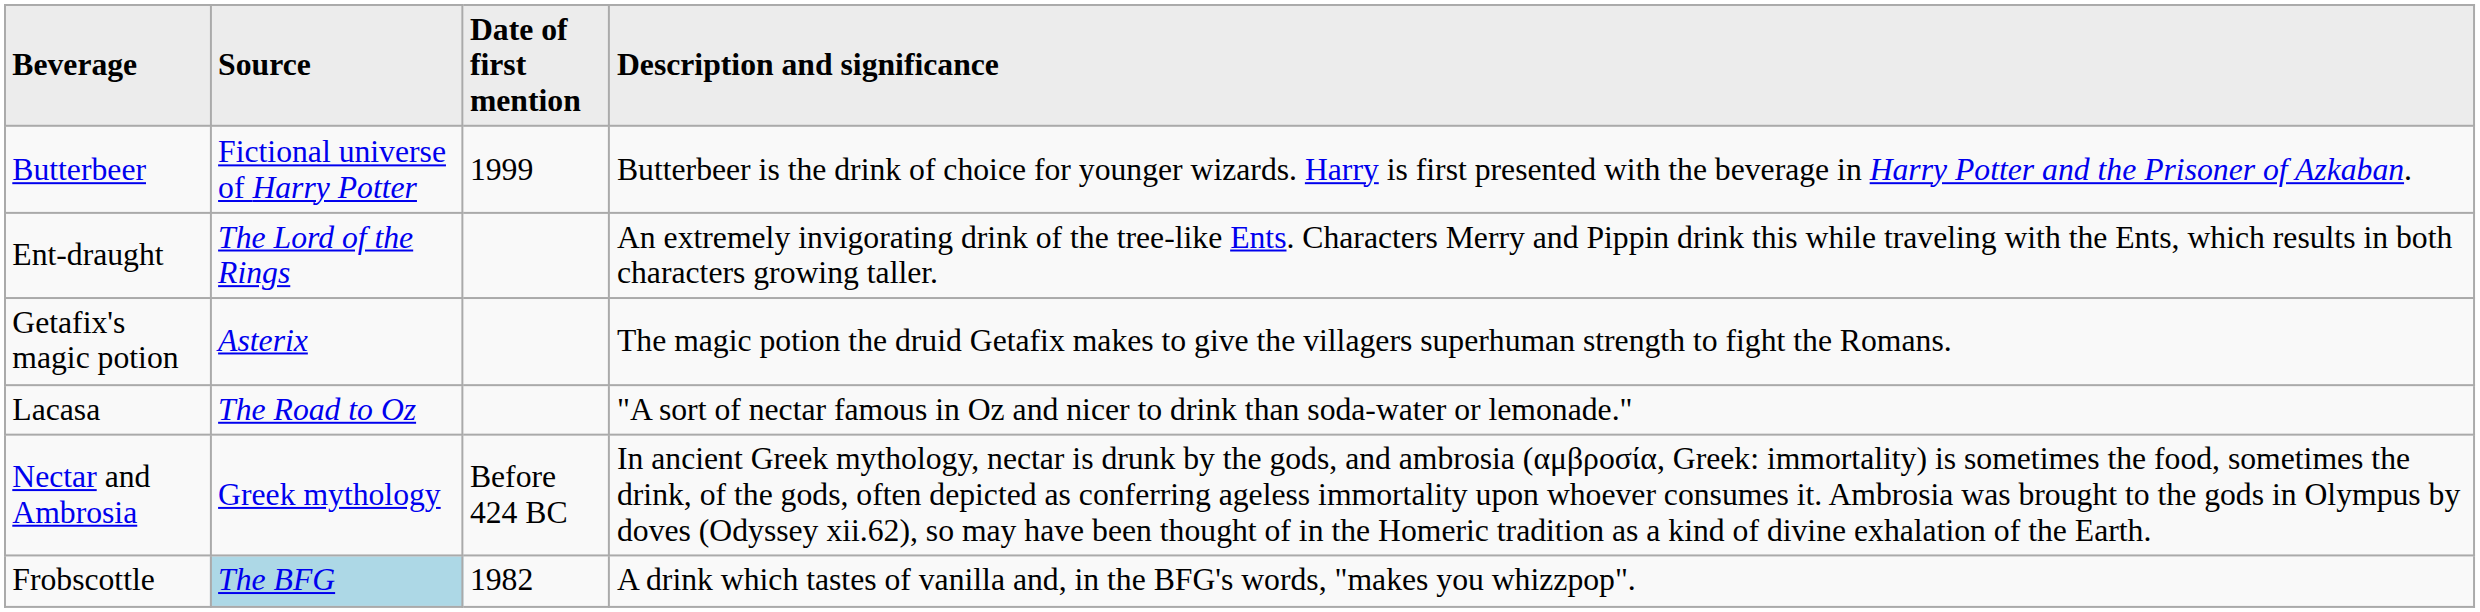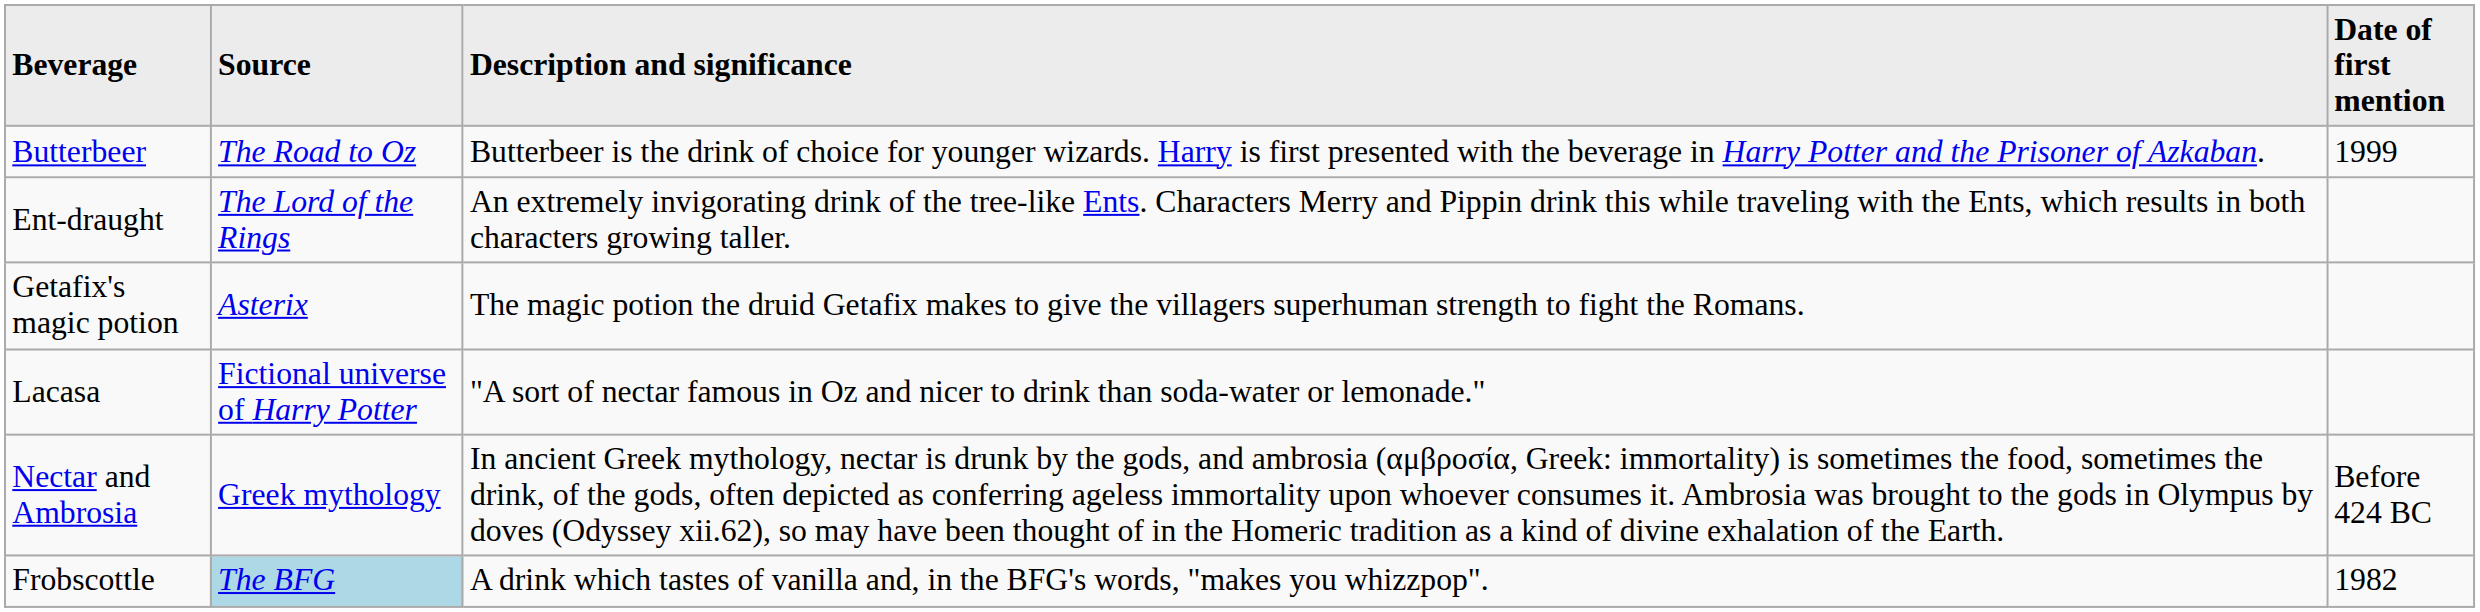columns swapped: (525, 65) <-> (808, 65)
(332, 168) Fictional universe of Harry Potter -> (317, 151) The Road to Oz
(317, 408) The Road to Oz -> (332, 390) Fictional universe of Harry Potter
